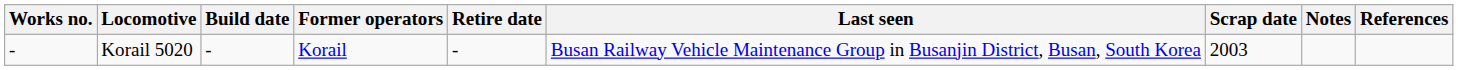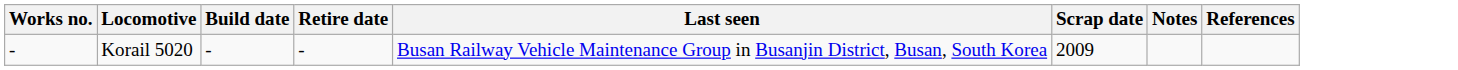- column: (371, 19)
(1229, 49) 2003 -> (1075, 49) 2009
